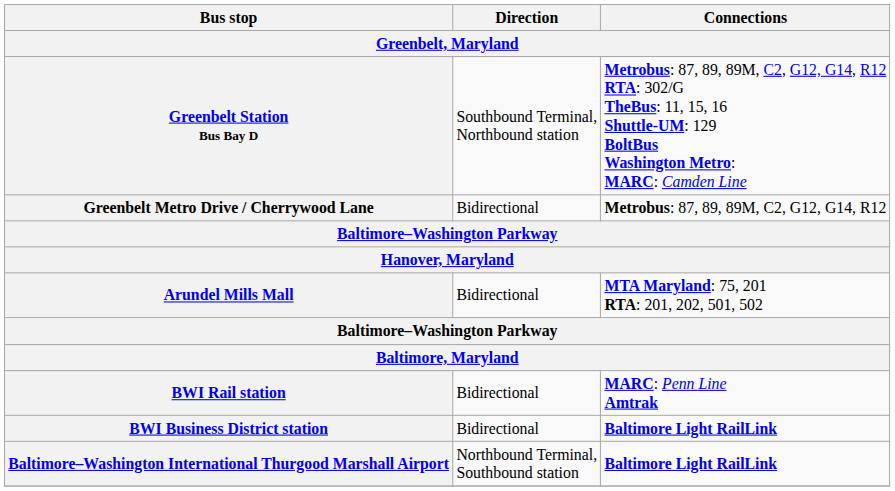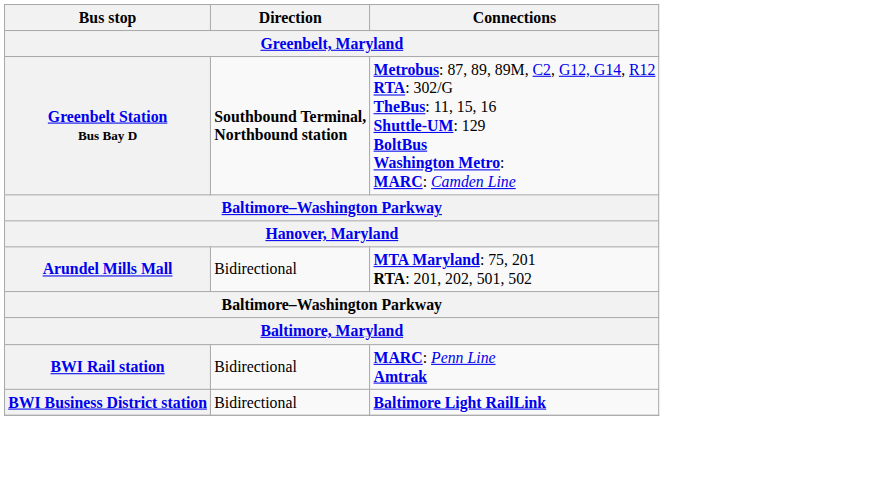(527, 126) normal -> (290, 126) bold
- row: (229, 208)
- row: (229, 463)
